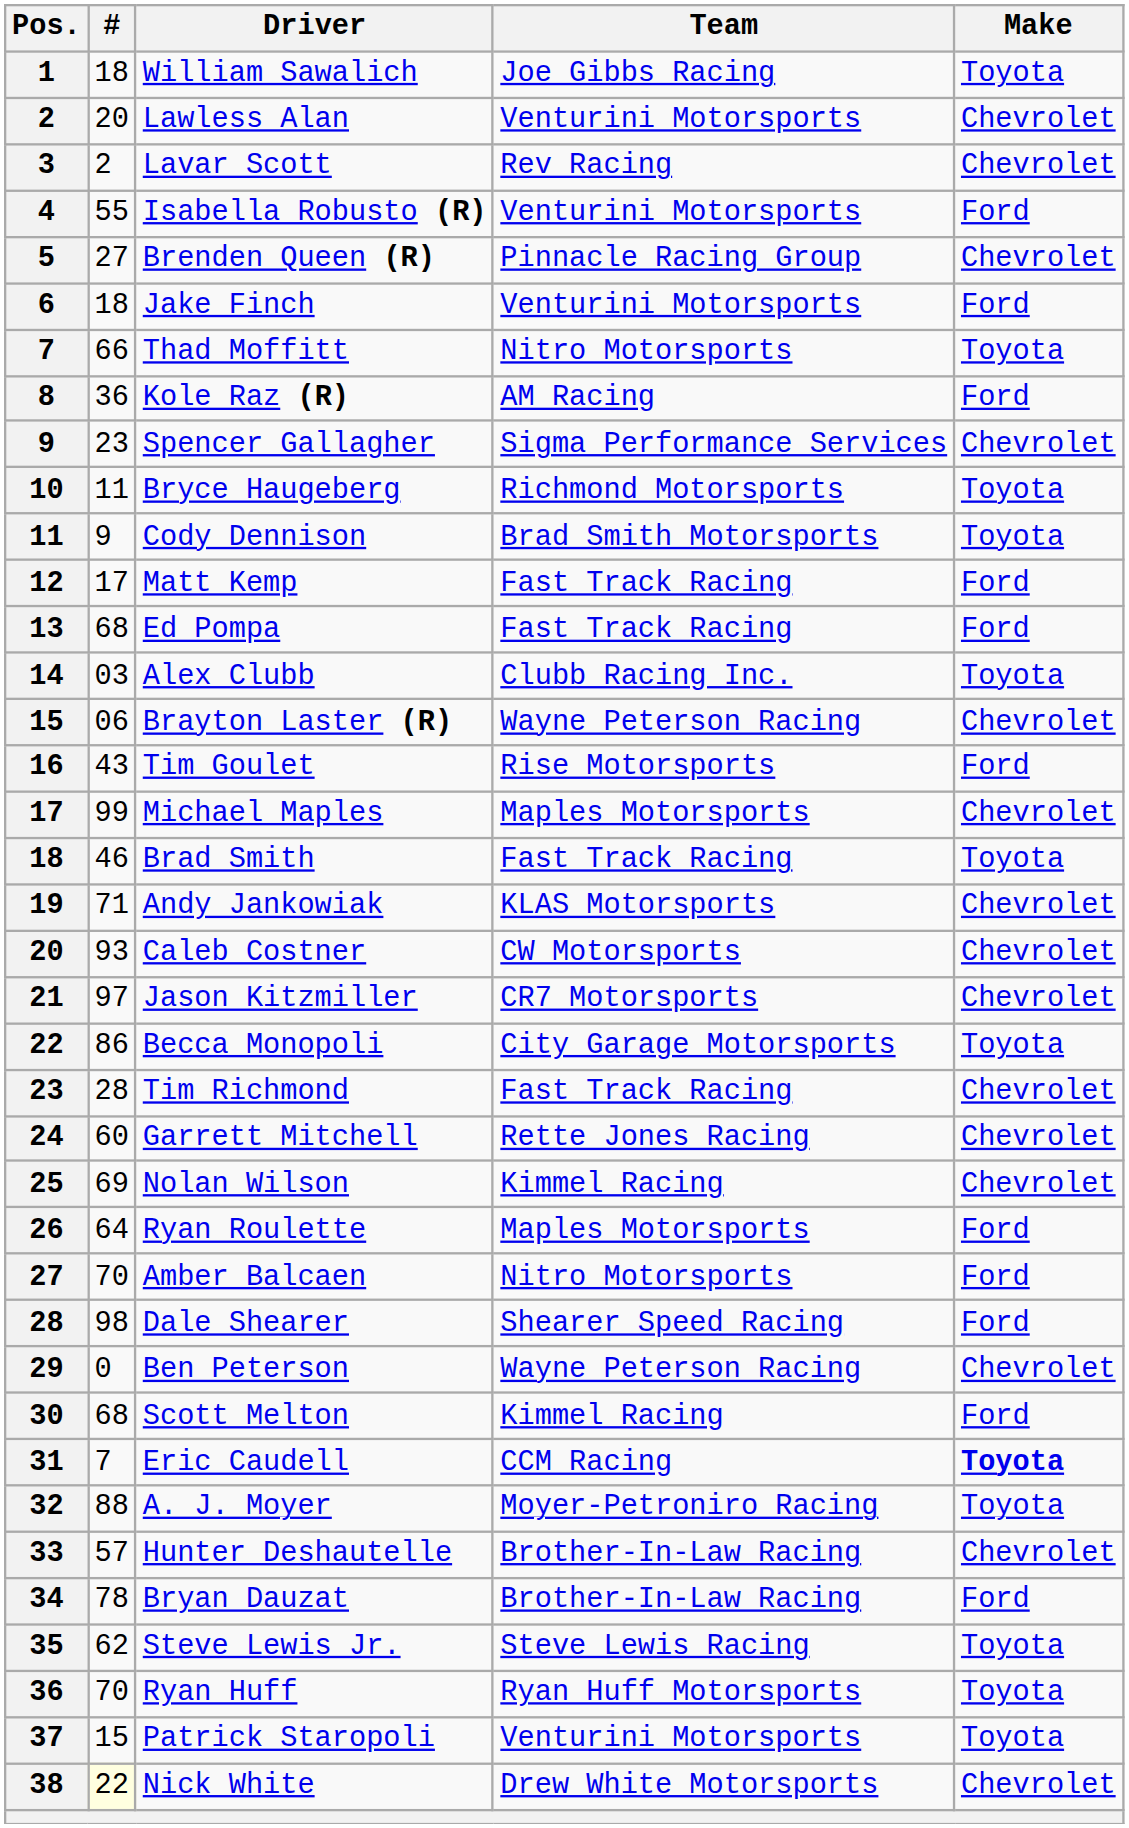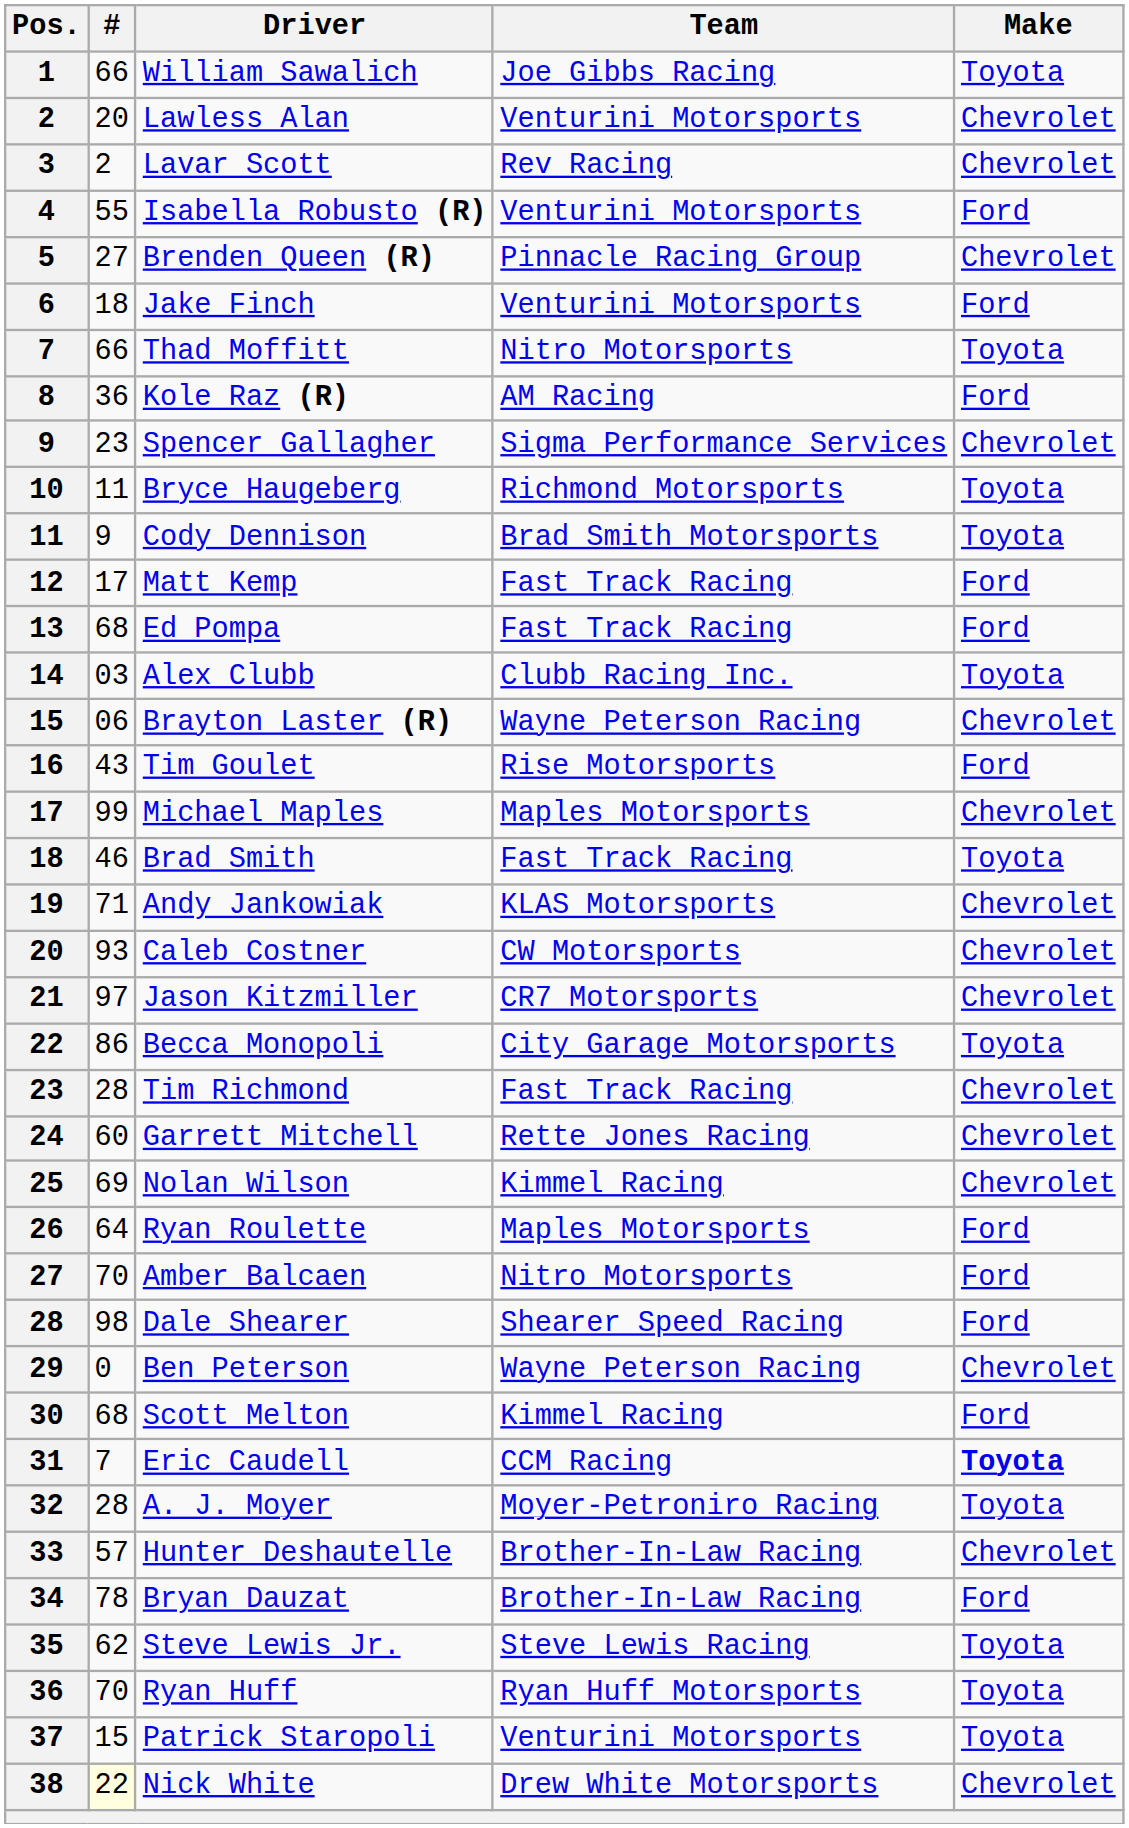(112, 75) 18 -> (112, 75) 66
(112, 1509) 88 -> (112, 1509) 28
